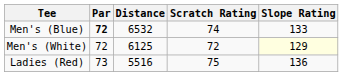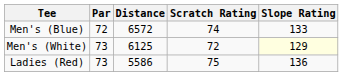(101, 30) bold -> (101, 30) normal
(140, 30) 6532 -> (140, 30) 6572
(101, 46) 72 -> (101, 46) 73
(140, 63) 5516 -> (140, 63) 5586
